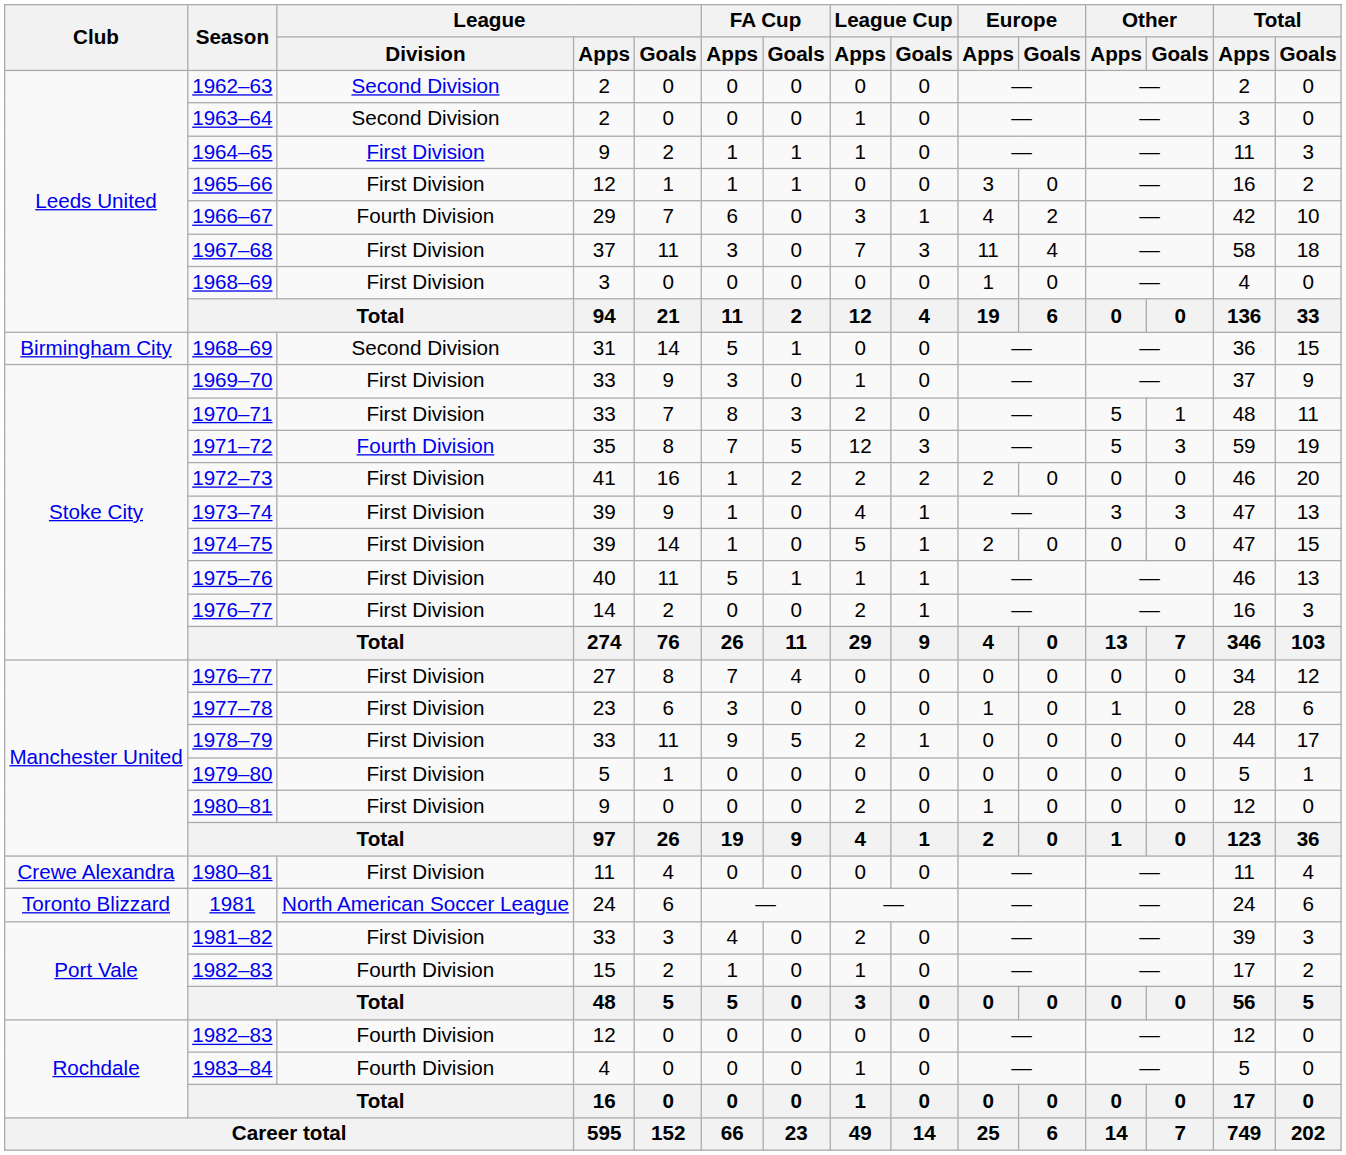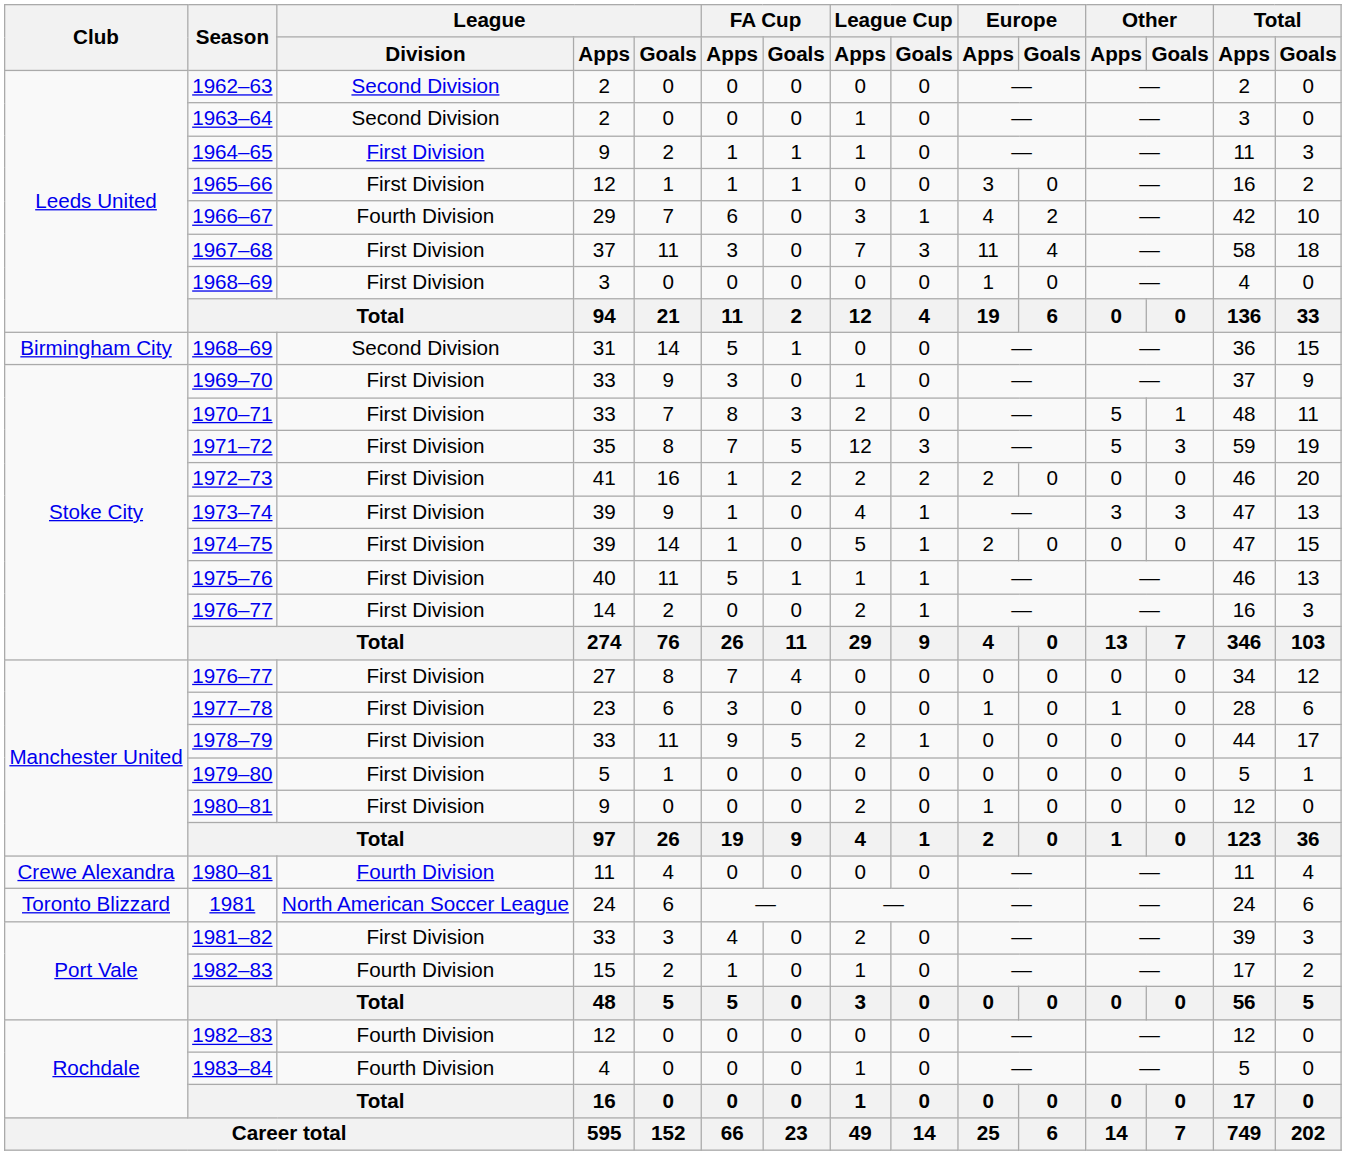(425, 446) Fourth Division -> (425, 446) First Division
(425, 871) First Division -> (425, 871) Fourth Division
